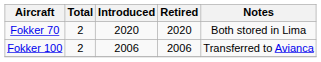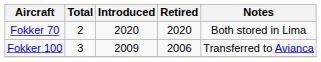(80, 48) 2 -> (80, 48) 3
(127, 48) 2006 -> (127, 48) 2009
